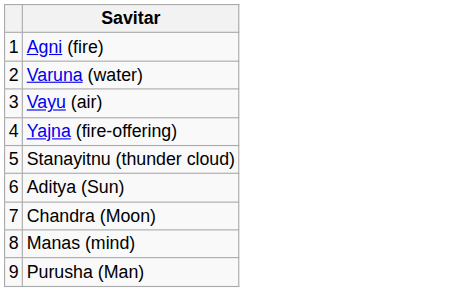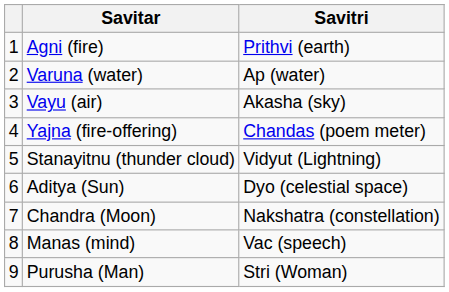+ column: (341, 18)
